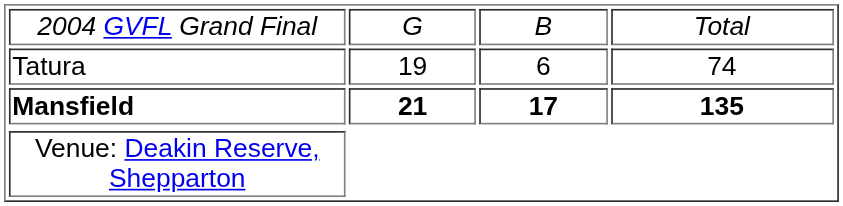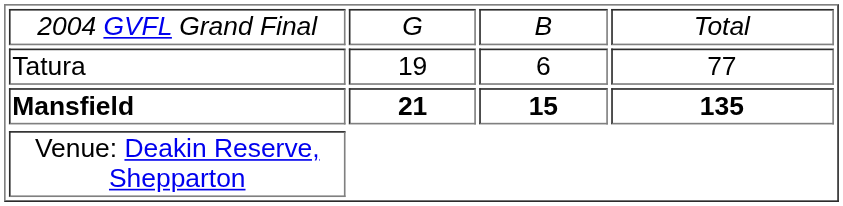(722, 66) 74 -> (722, 66) 77
(543, 105) 17 -> (543, 105) 15
